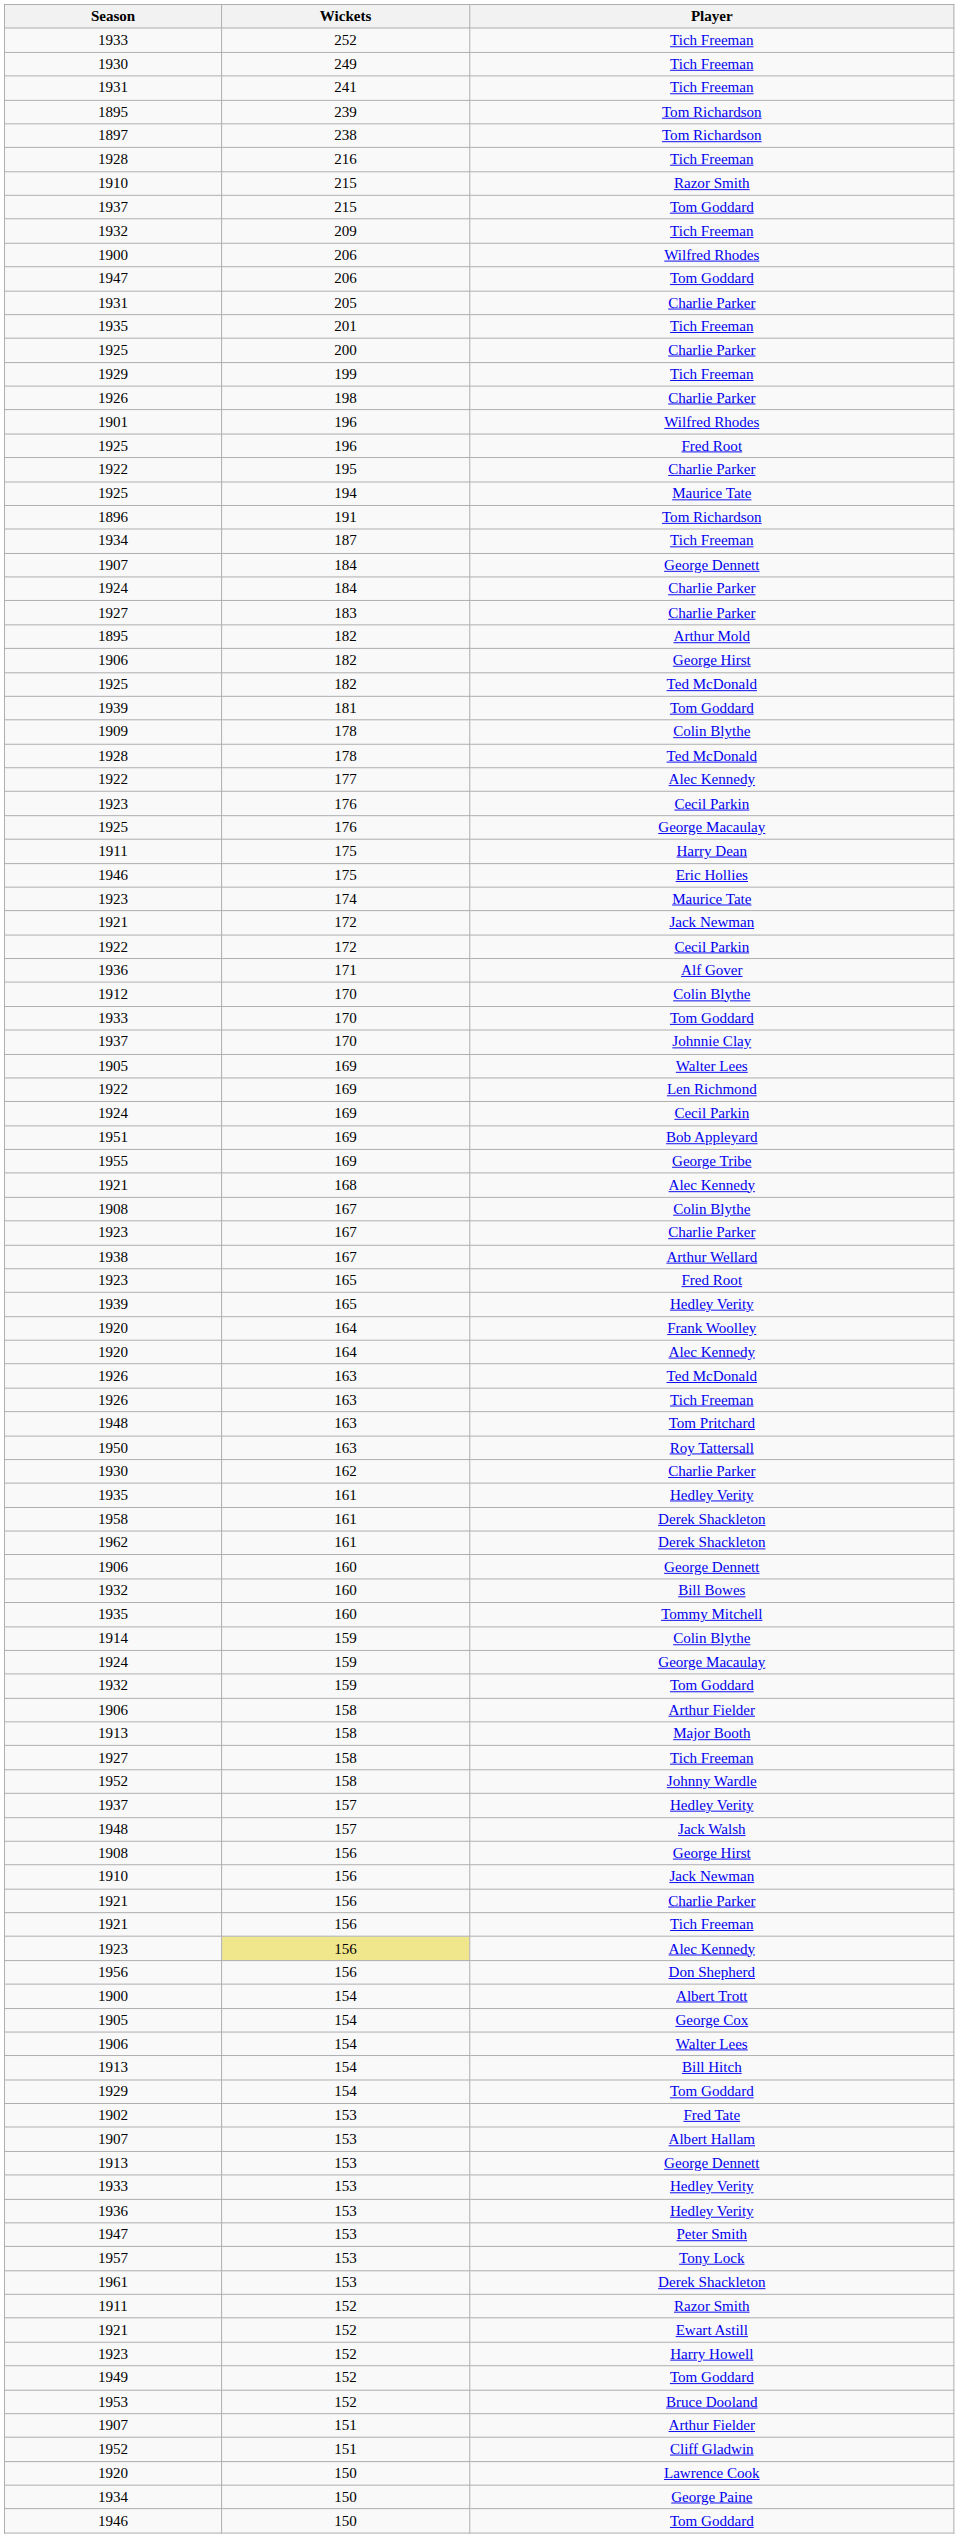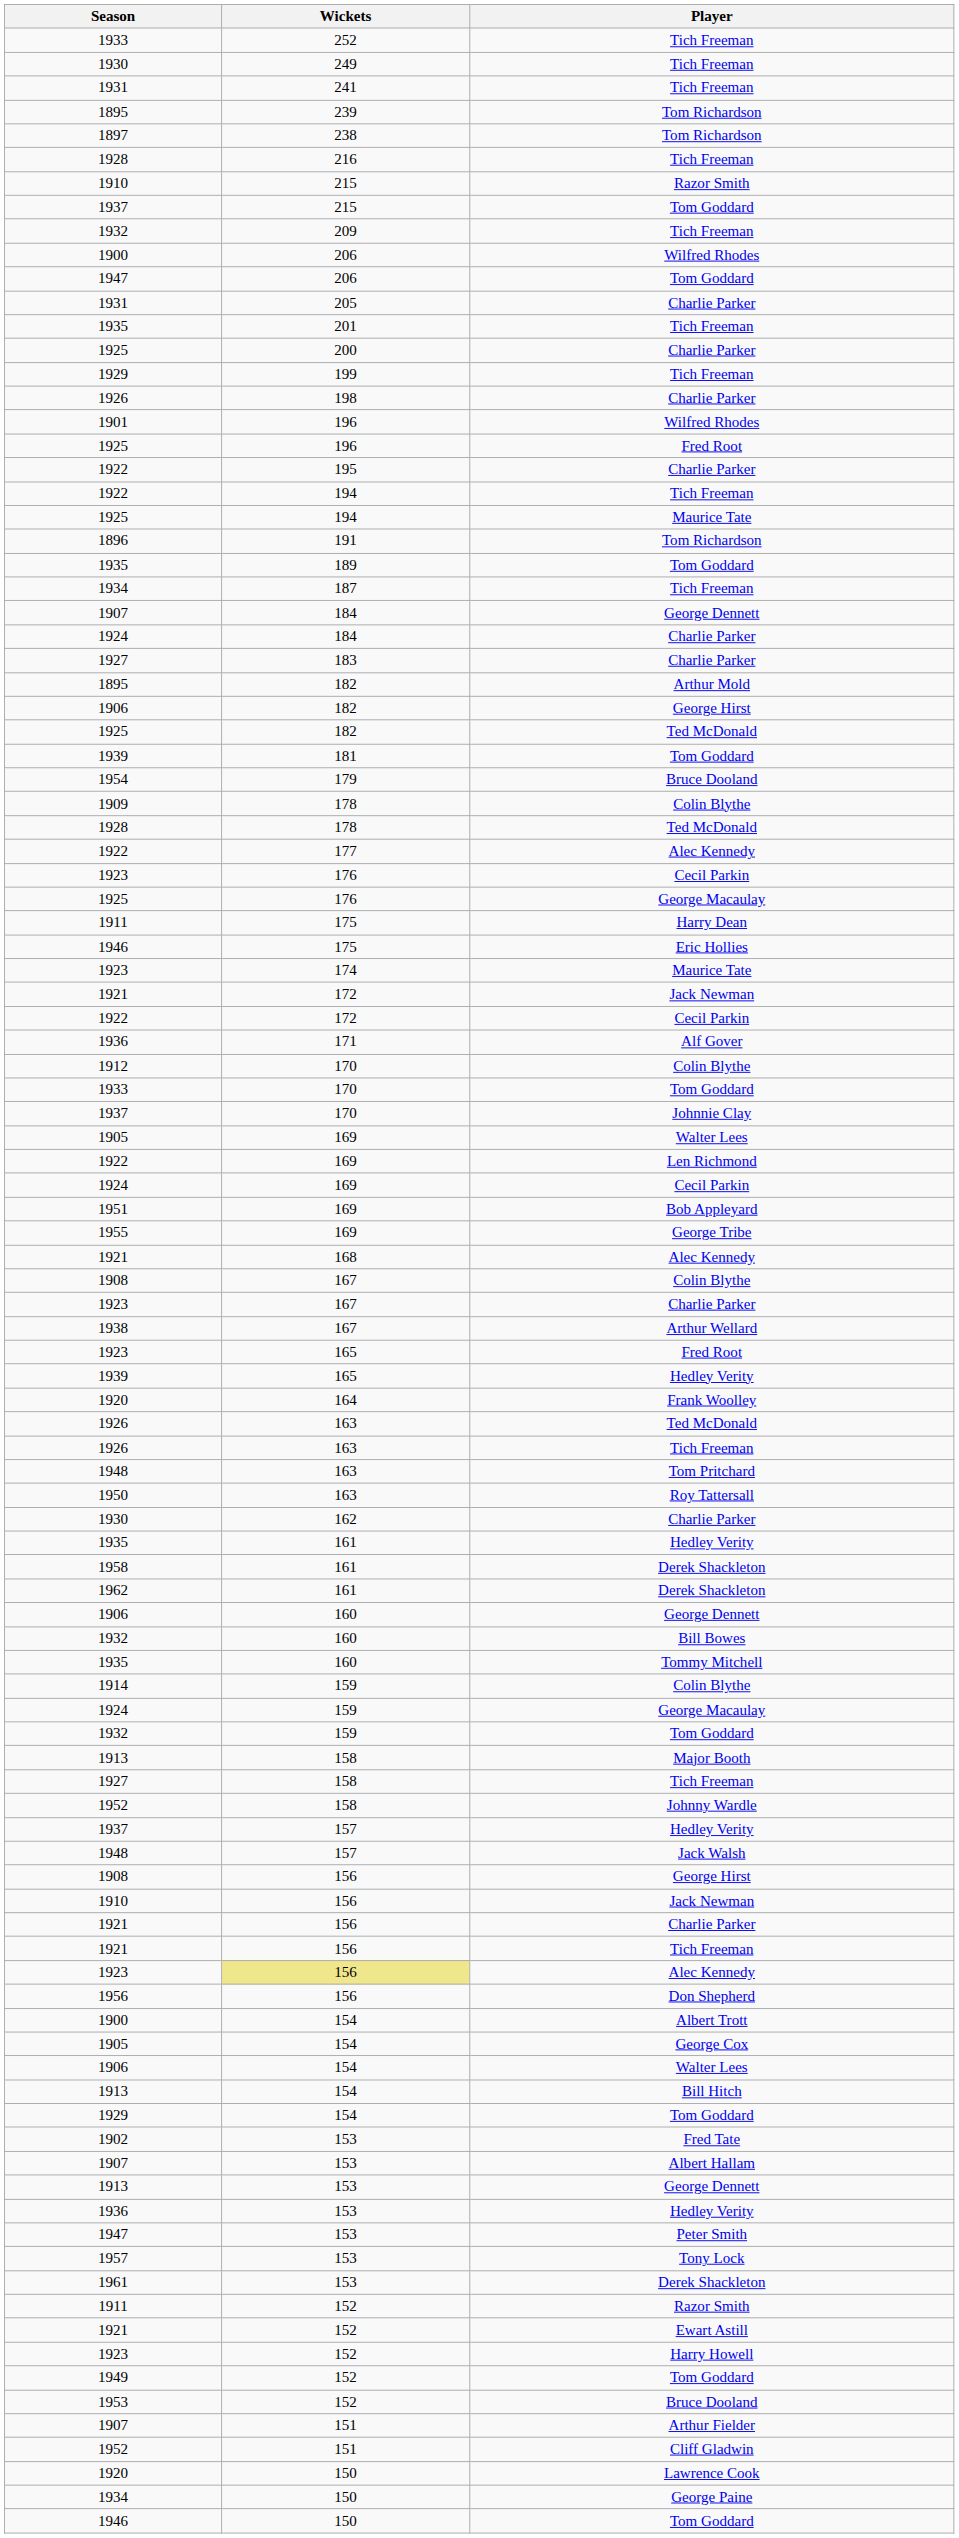+ row: (113, 493)
+ row: (113, 565)
+ row: (113, 779)
- row: (113, 1352)
- row: (113, 1709)
- row: (113, 2187)
